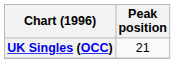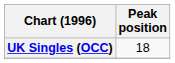(143, 48) 21 -> (143, 48) 18
